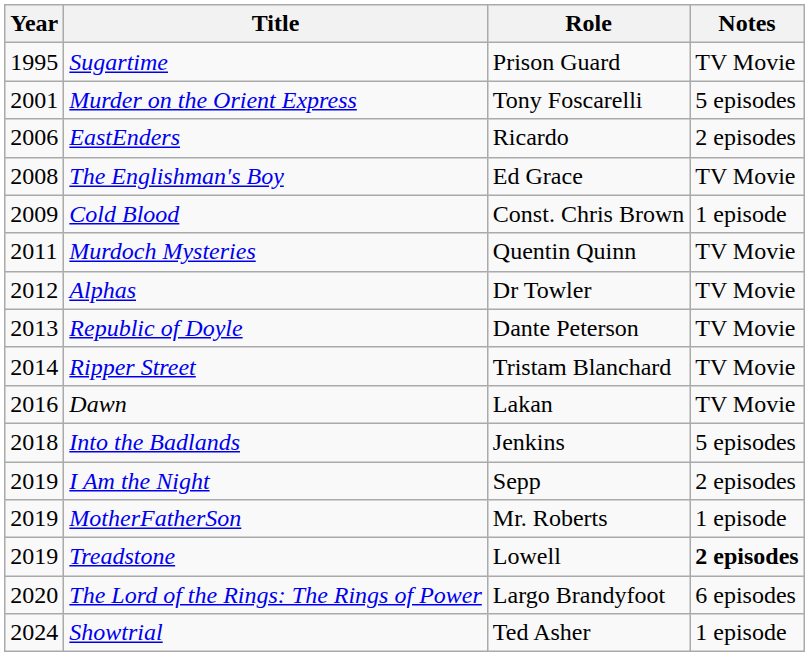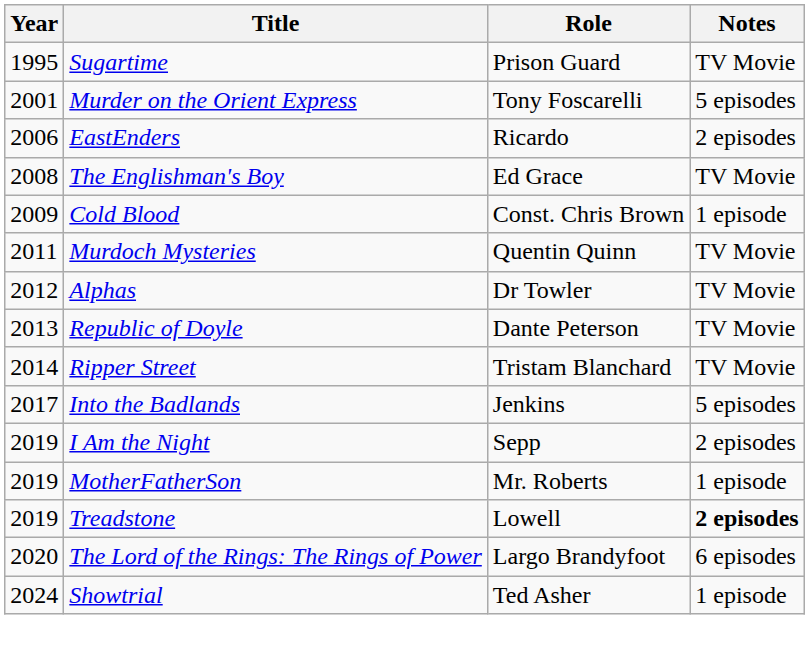- row: (98, 404)
(34, 442) 2018 -> (34, 404) 2017
